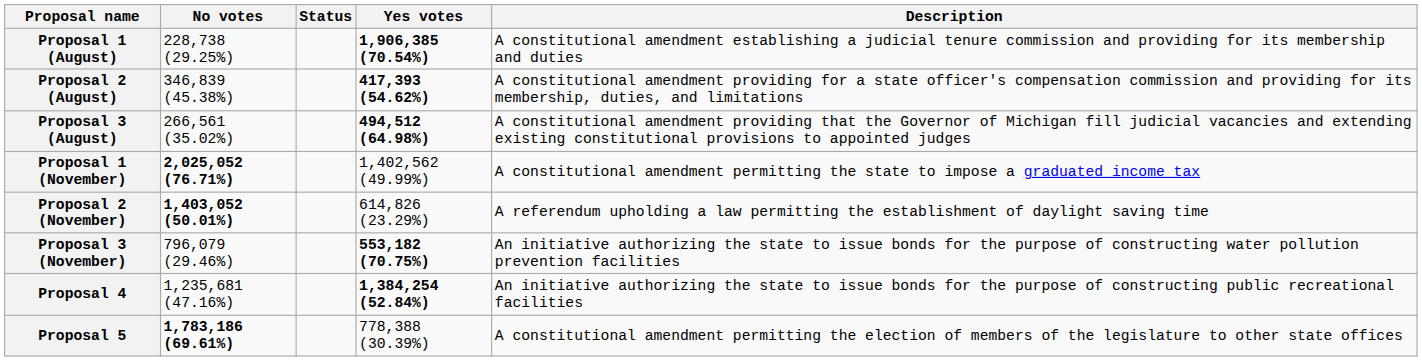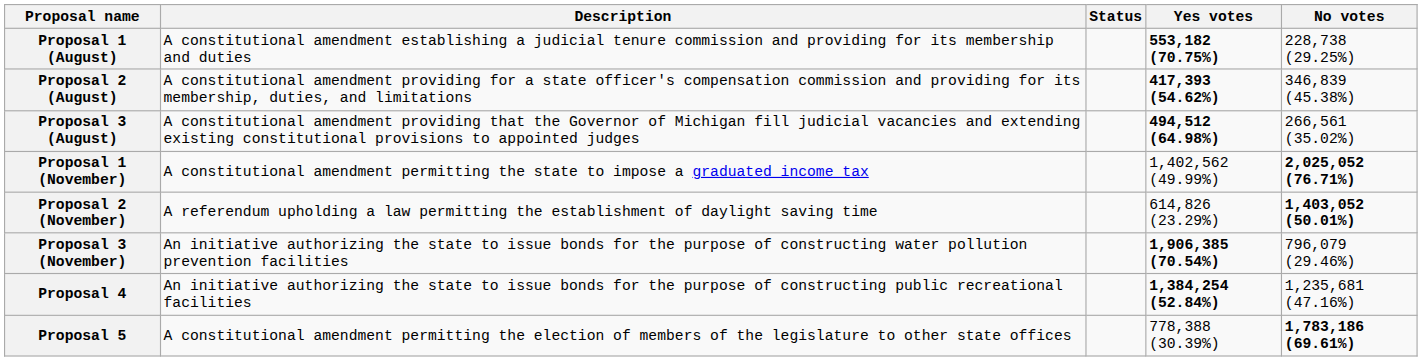columns swapped: (954, 17) <-> (228, 17)
(399, 49) 1,906,385 (70.54%) -> (1184, 49) 553,182 (70.75%)
(394, 253) 553,182 (70.75%) -> (1189, 253) 1,906,385 (70.54%)
